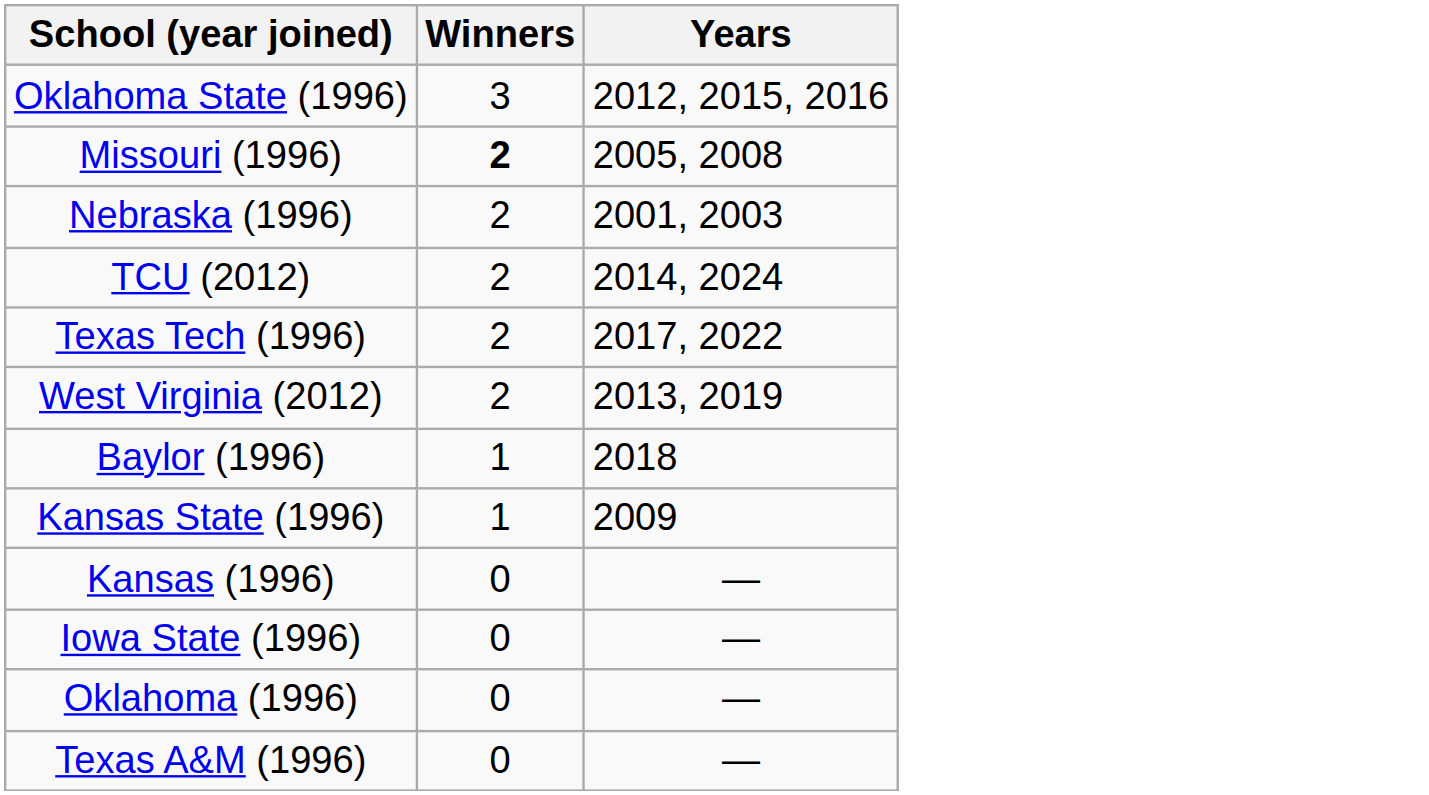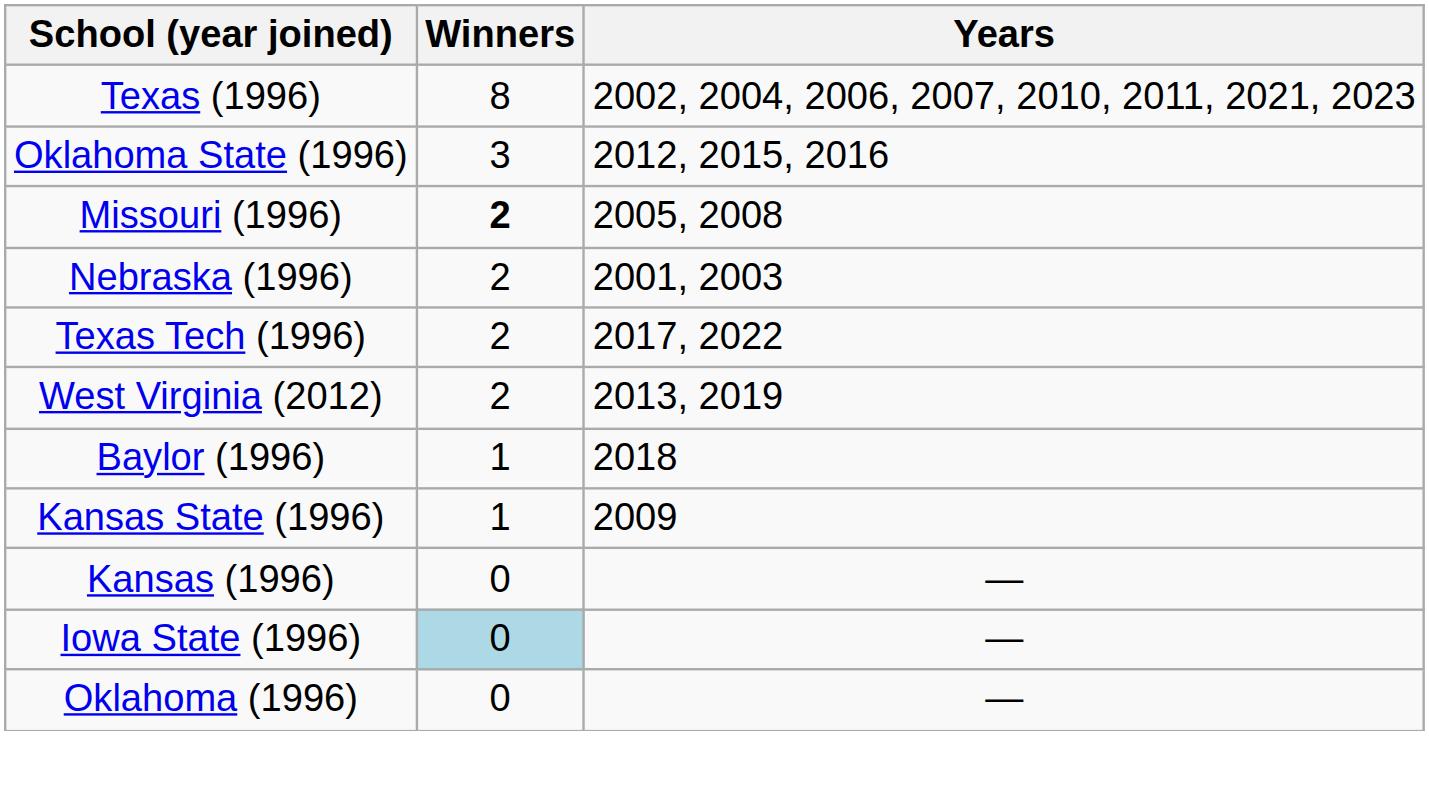+ row: (211, 95)
- row: (211, 276)
(500, 638) no background -> (500, 638) lightblue background
- row: (211, 759)
